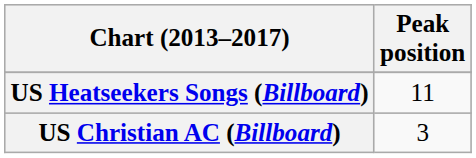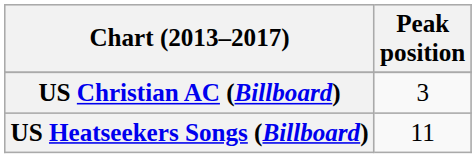rows swapped: (190, 132) <-> (190, 92)
